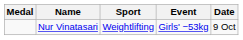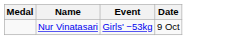- column: (128, 12)
